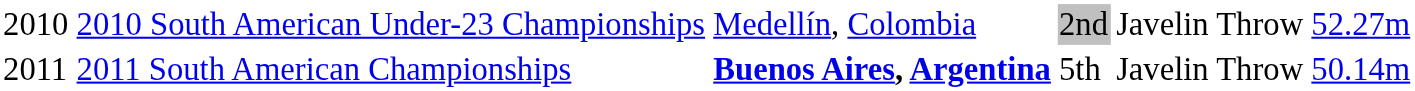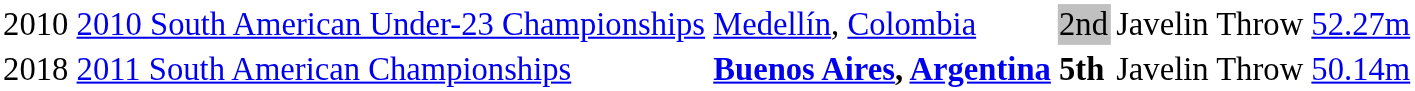(35, 68) 2011 -> (36, 68) 2018
(1080, 68) normal -> (1082, 68) bold
